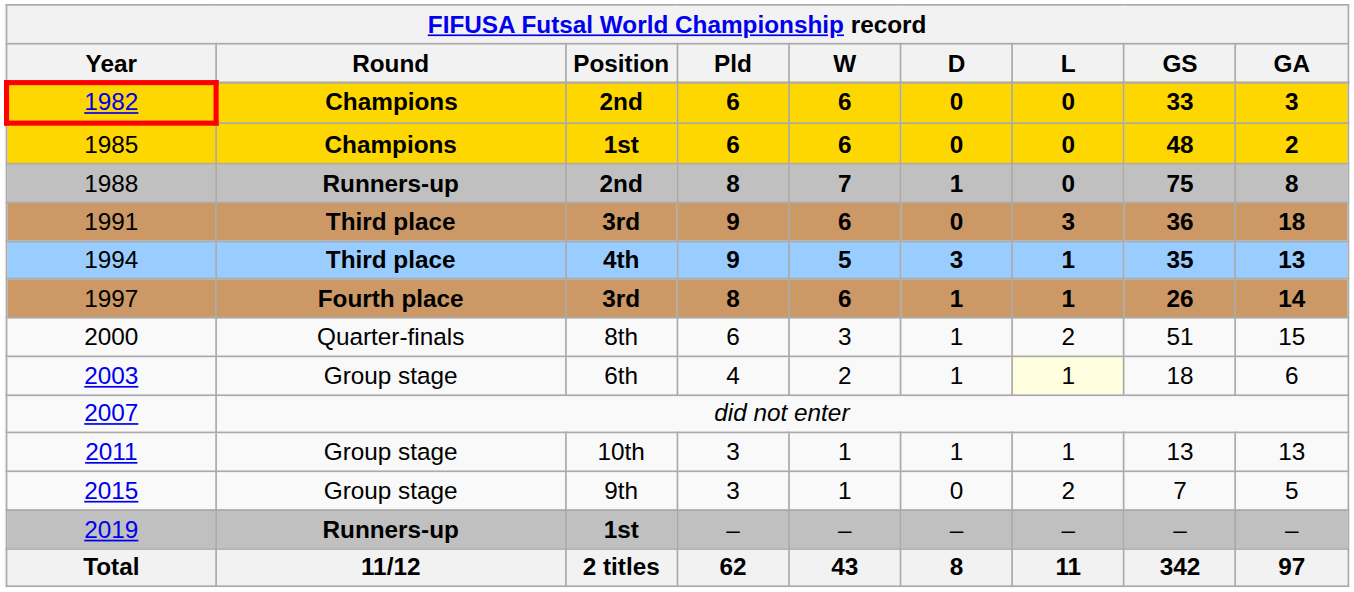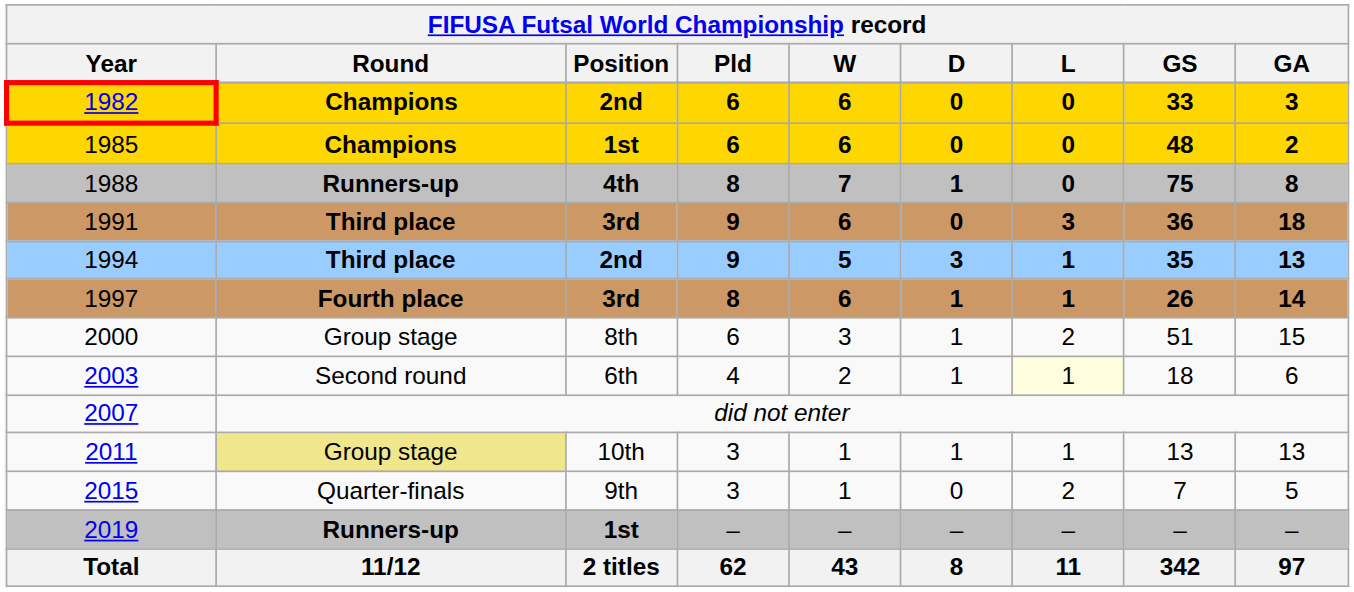(621, 183) 2nd -> (621, 183) 4th
(621, 260) 4th -> (621, 260) 2nd
(391, 337) Quarter-finals -> (391, 337) Group stage
(391, 376) Group stage -> (391, 376) Second round
(391, 452) no background -> (391, 452) khaki background
(391, 491) Group stage -> (391, 491) Quarter-finals
